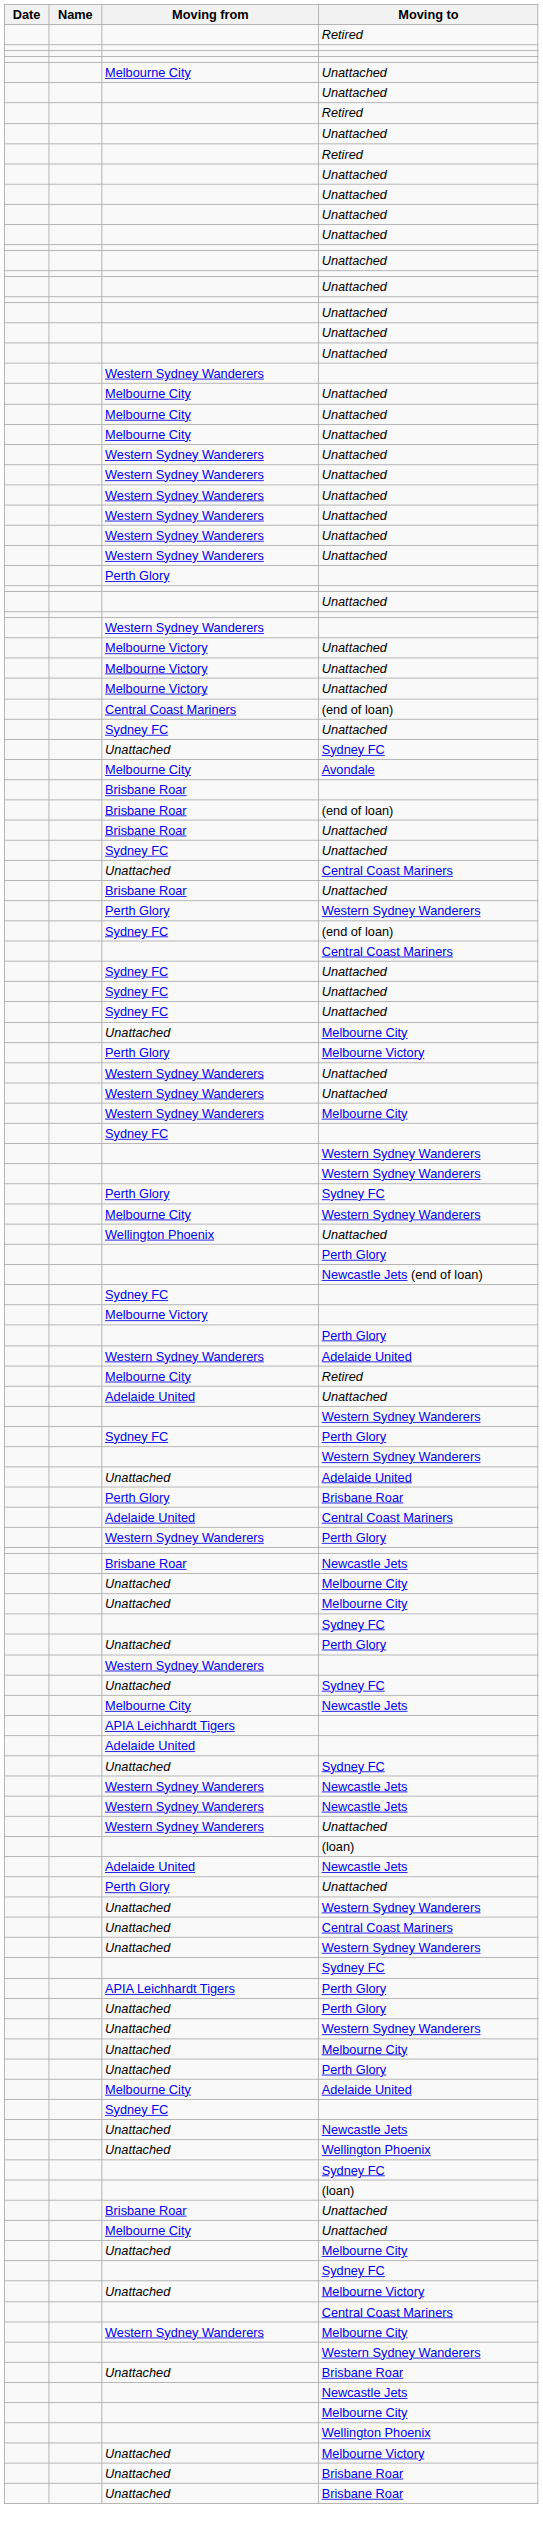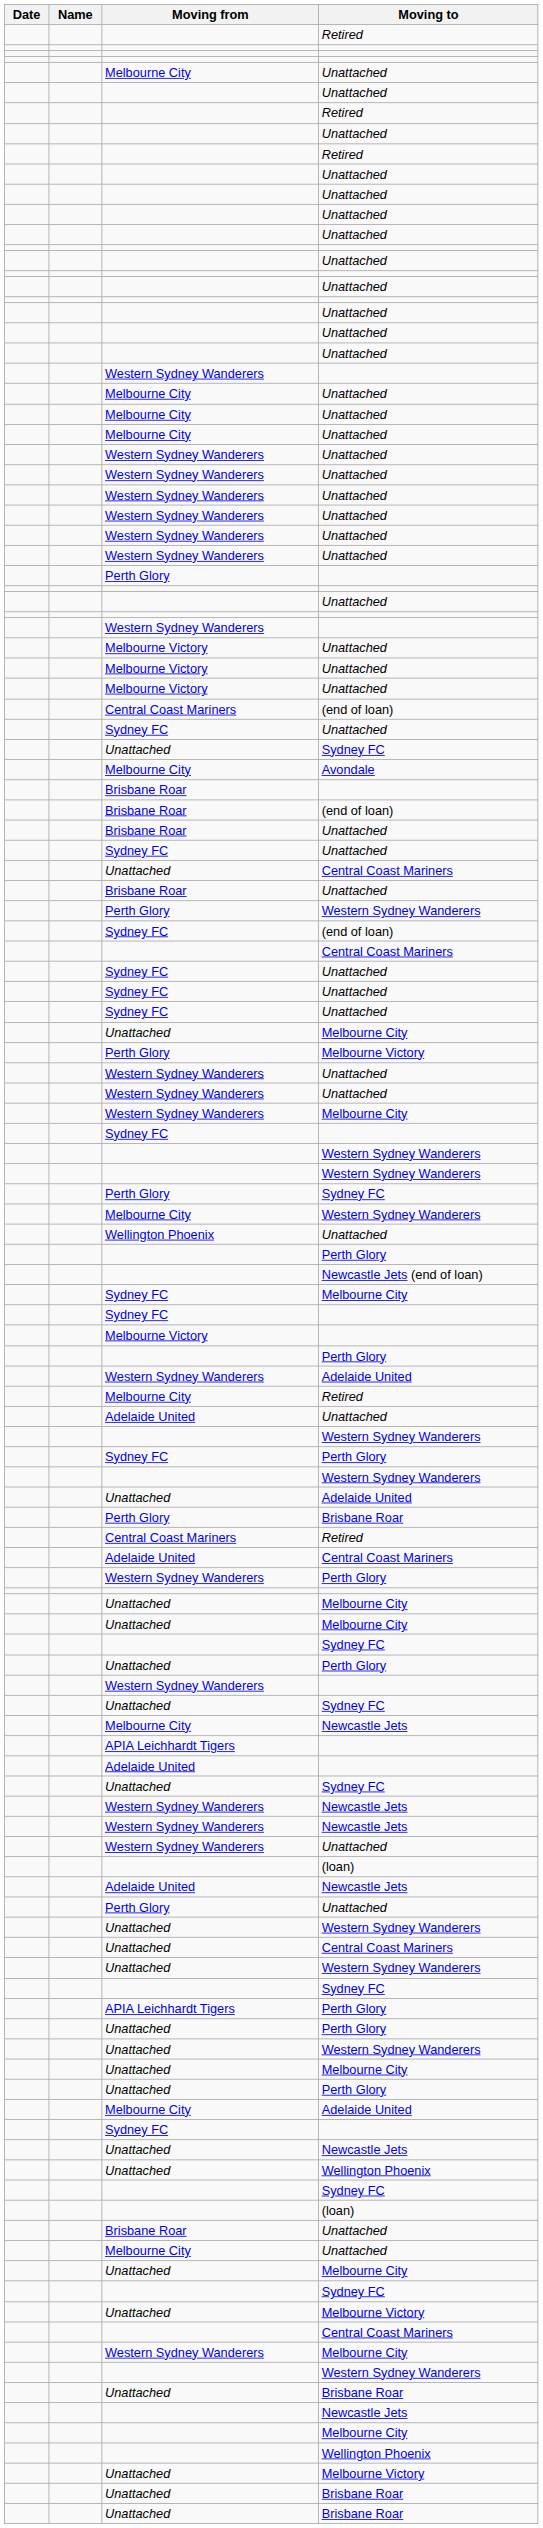+ row: (137, 1295)
+ row: (171, 1538)
- row: (146, 1564)
